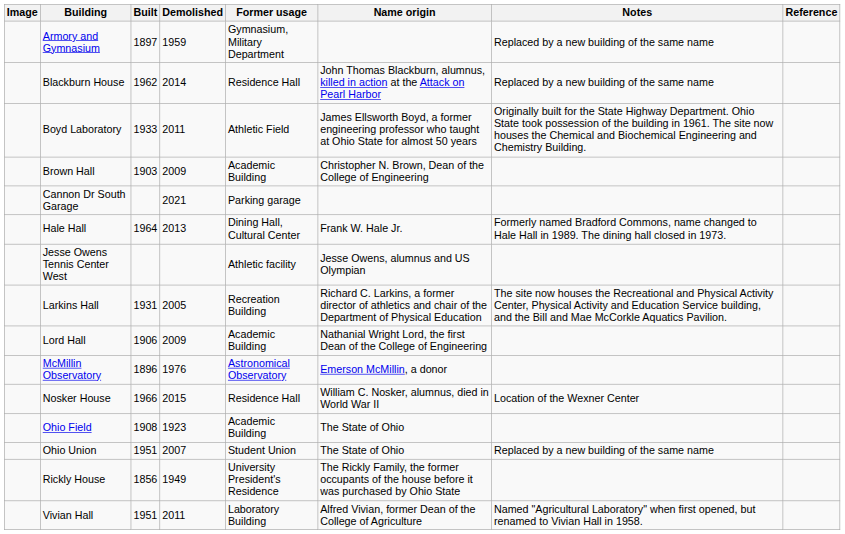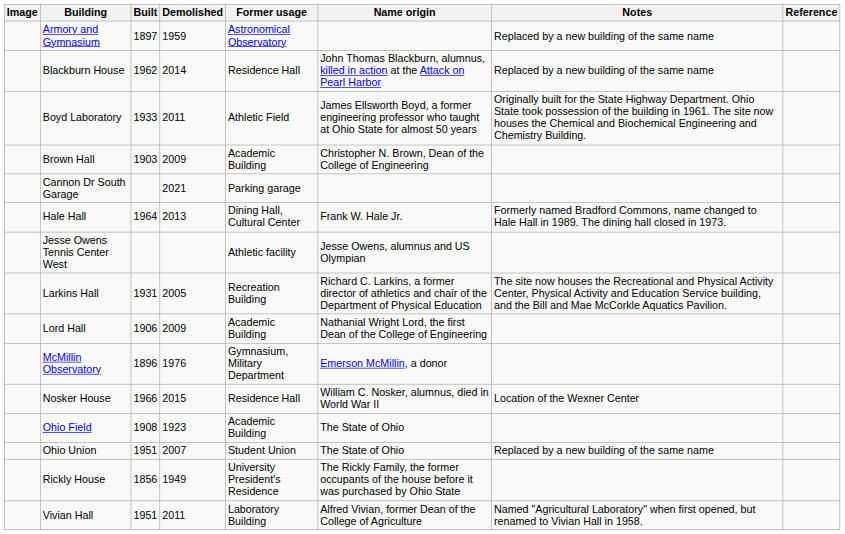(258, 42) Gymnasium, Military Department -> (259, 36) Astronomical Observatory
(259, 369) Astronomical Observatory -> (258, 363) Gymnasium, Military Department
